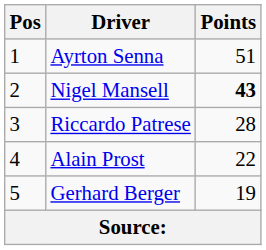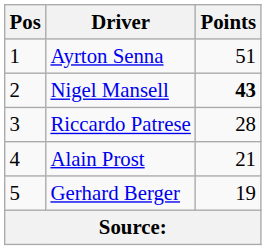(246, 159) 22 -> (246, 159) 21
